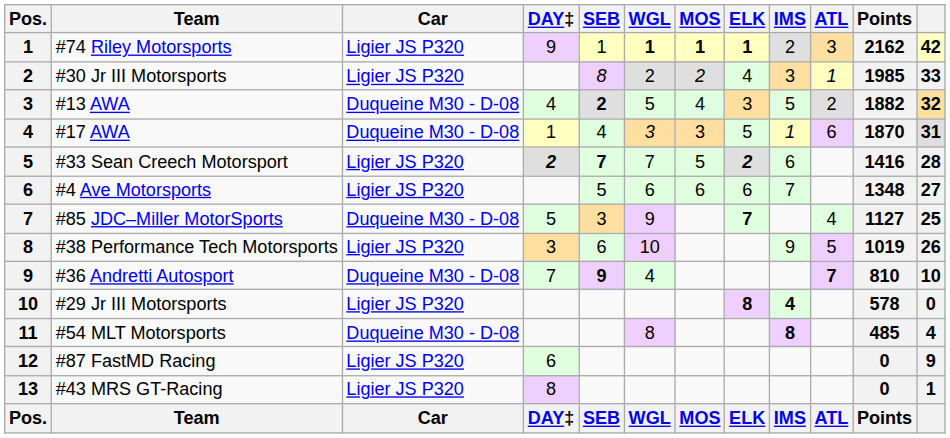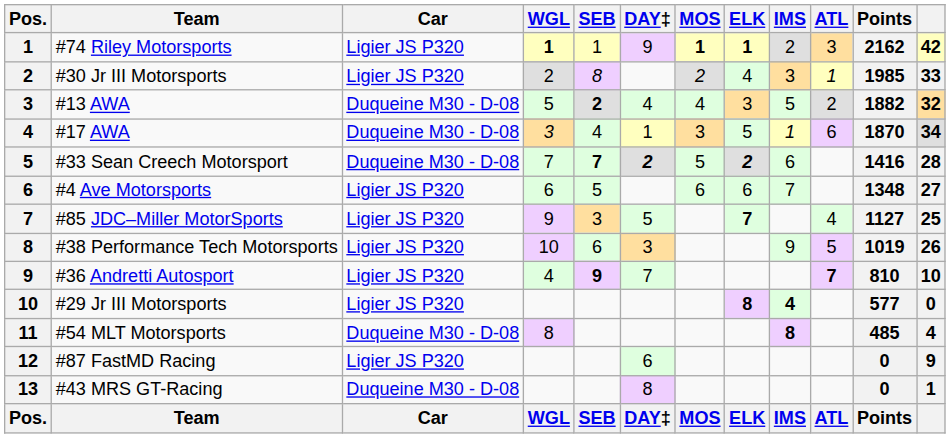columns swapped: (551, 19) <-> (650, 19)
(931, 133) 31 -> (931, 133) 34
(405, 161) Ligier JS P320 -> (433, 161) Duqueine M30 - D-08
(433, 218) Duqueine M30 - D-08 -> (405, 218) Ligier JS P320
(433, 275) Duqueine M30 - D-08 -> (405, 275) Ligier JS P320
(885, 304) 578 -> (885, 304) 577
(405, 389) Ligier JS P320 -> (433, 389) Duqueine M30 - D-08
